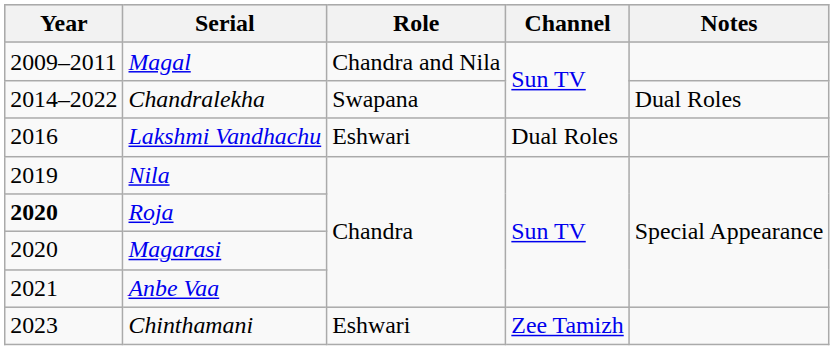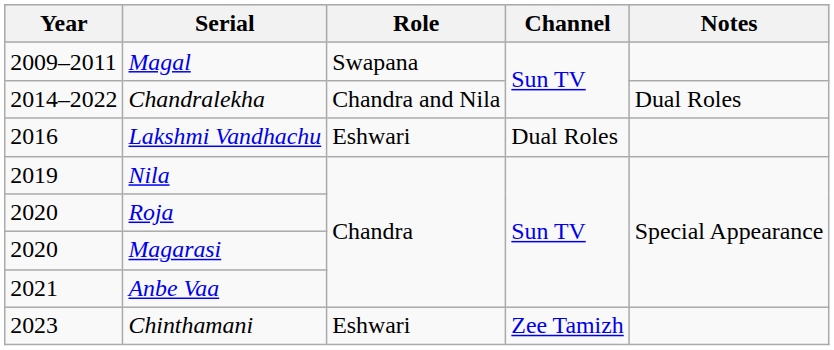(416, 61) Chandra and Nila -> (375, 61) Swapana
(375, 99) Swapana -> (416, 99) Chandra and Nila
(34, 212) bold -> (34, 212) normal
